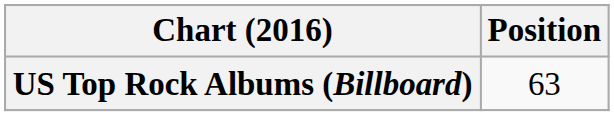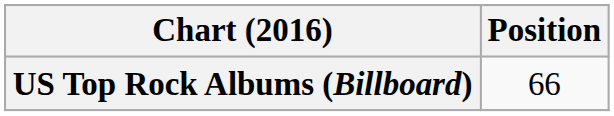(544, 82) 63 -> (544, 82) 66
